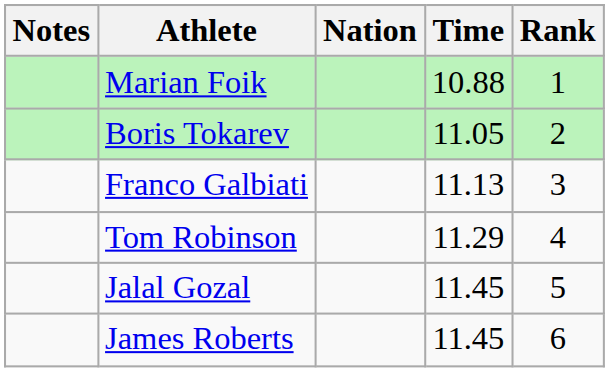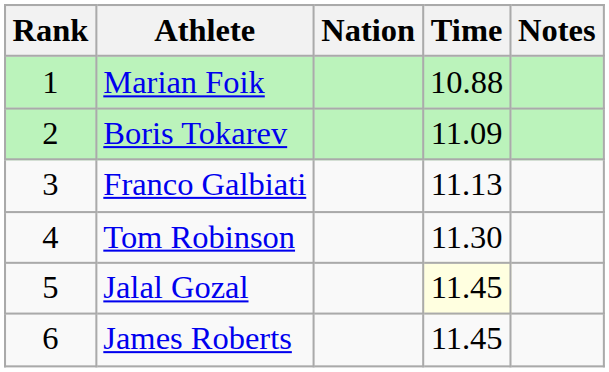columns swapped: (558, 30) <-> (51, 30)
(468, 133) 11.05 -> (467, 133) 11.09
(468, 236) 11.29 -> (467, 236) 11.30
(468, 287) no background -> (467, 287) lightyellow background
